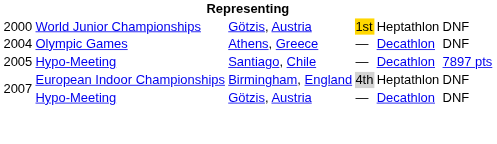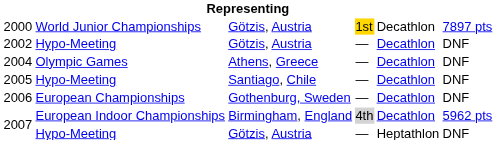(408, 26) Heptathlon -> (406, 26) Decathlon
(456, 26) DNF -> (467, 26) 7897 pts
+ row: (18, 44)
(467, 62) 7897 pts -> (456, 80) DNF
+ row: (18, 97)
(408, 80) Heptathlon -> (406, 115) Decathlon
(456, 80) DNF -> (467, 115) 5962 pts
(406, 97) Decathlon -> (408, 133) Heptathlon
